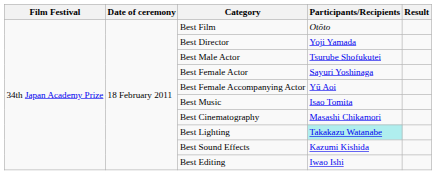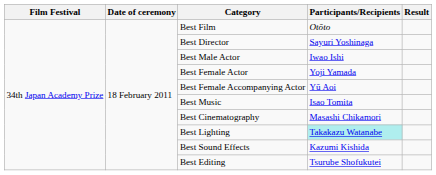(333, 42) Yoji Yamada -> (341, 42) Sayuri Yoshinaga
(345, 57) Tsurube Shofukutei -> (327, 57) Iwao Ishi
(341, 72) Sayuri Yoshinaga -> (333, 72) Yoji Yamada
(327, 162) Iwao Ishi -> (345, 162) Tsurube Shofukutei
